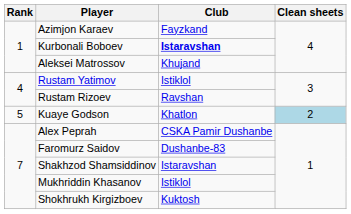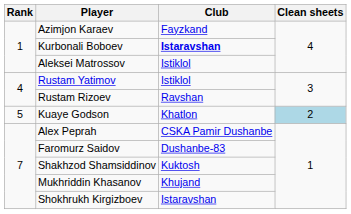(181, 64) Khujand -> (176, 64) Istiklol
(189, 166) Istaravshan -> (180, 166) Kuktosh
(176, 183) Istiklol -> (181, 183) Khujand
(180, 200) Kuktosh -> (189, 200) Istaravshan
